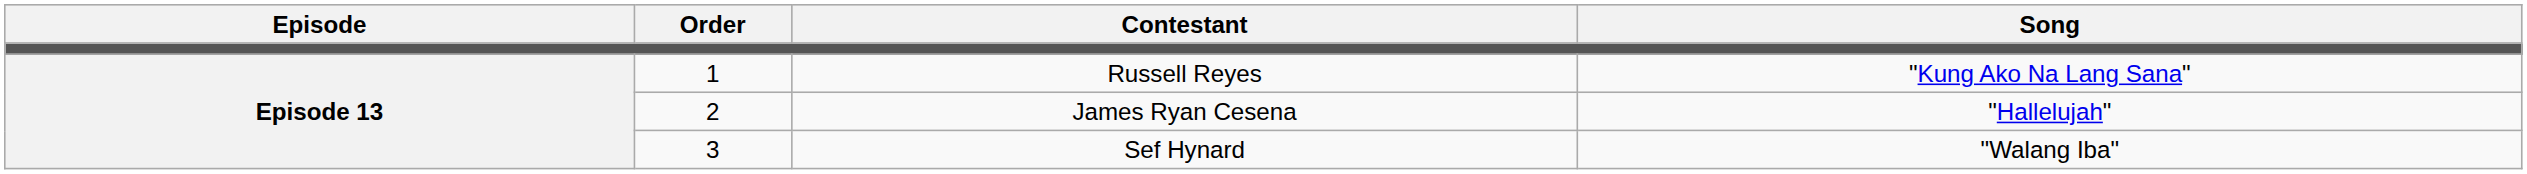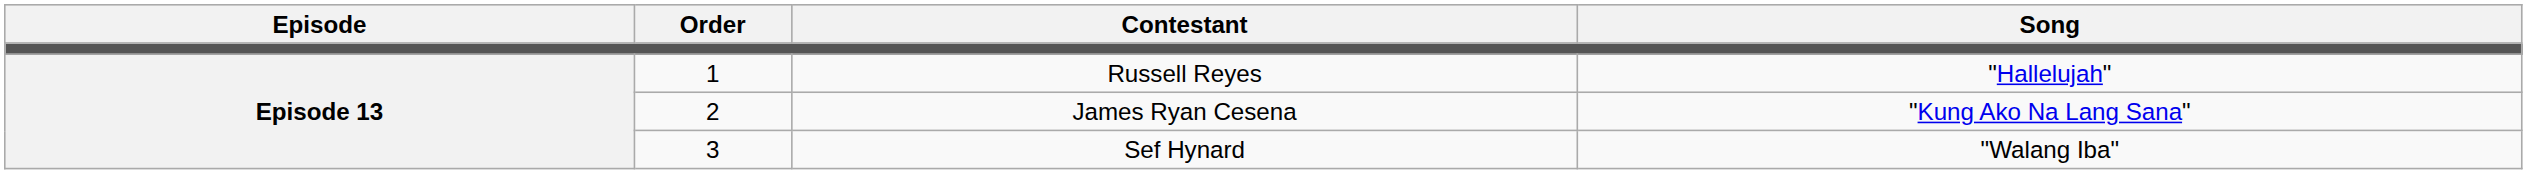(2050, 74) "Kung Ako Na Lang Sana" -> (2050, 74) "Hallelujah"
(2050, 112) "Hallelujah" -> (2050, 112) "Kung Ako Na Lang Sana"
